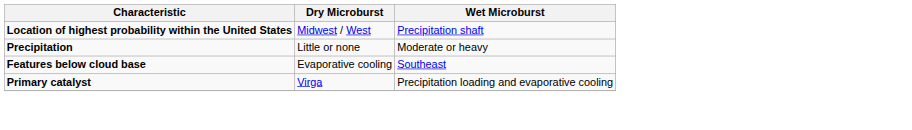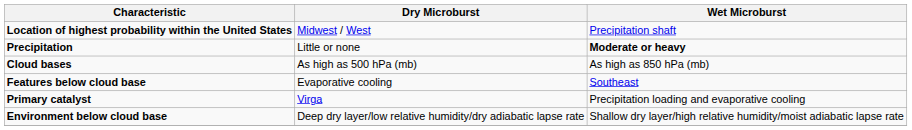(442, 47) normal -> (637, 47) bold
+ row: (39, 64)
+ row: (87, 116)
